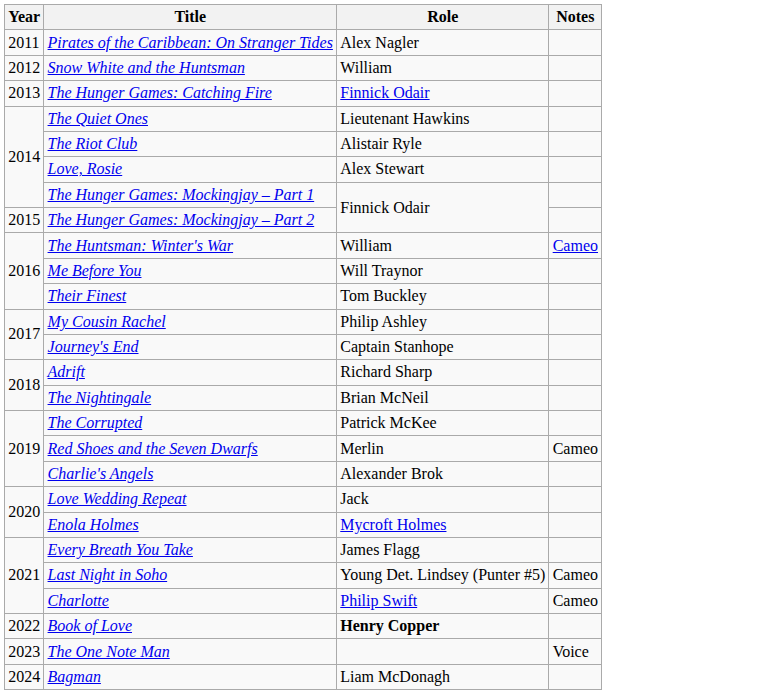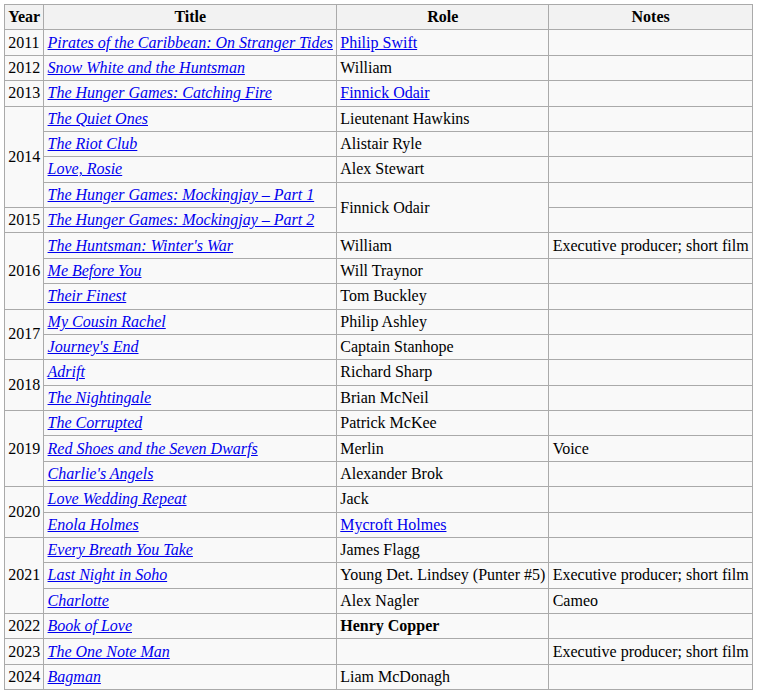(380, 42) Alex Nagler -> (379, 42) Philip Swift
(575, 245) Cameo -> (651, 245) Executive producer; short film
(575, 448) Cameo -> (571, 448) Voice
(575, 575) Cameo -> (651, 575) Executive producer; short film
(379, 600) Philip Swift -> (380, 600) Alex Nagler
(571, 651) Voice -> (651, 651) Executive producer; short film
